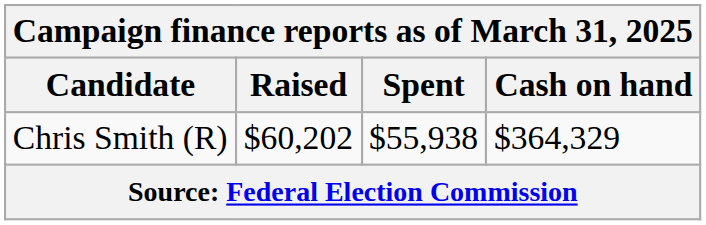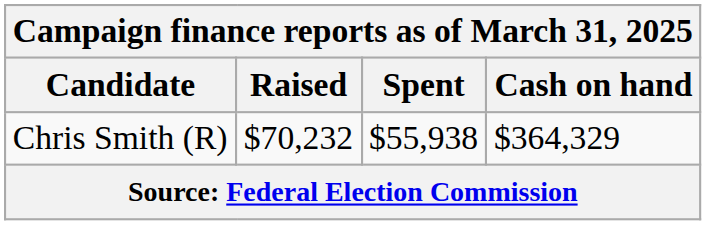(298, 137) $60,202 -> (298, 137) $70,232
